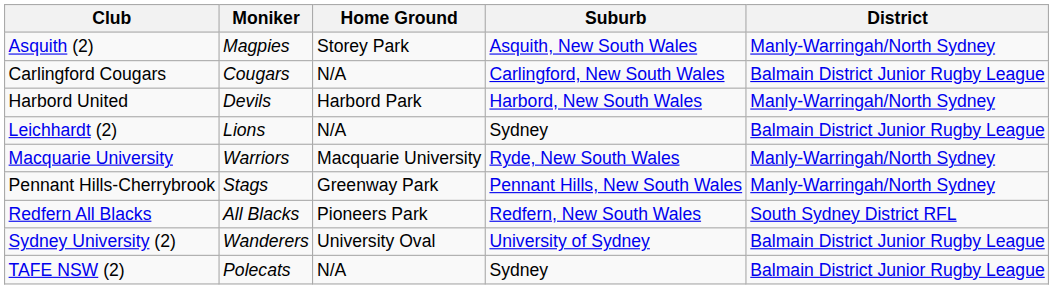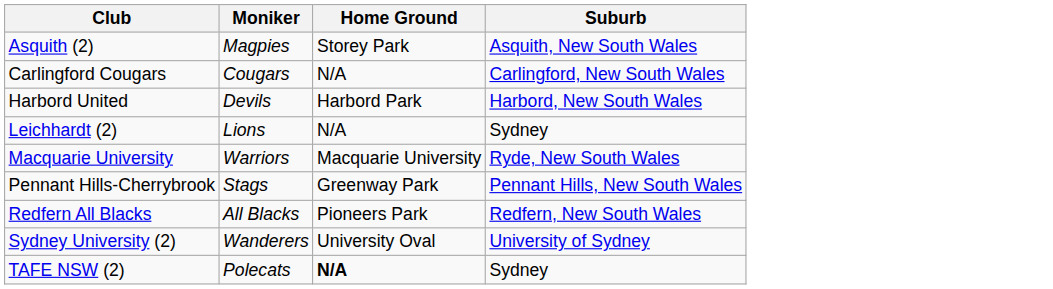- column: (897, 18)
(332, 269) normal -> (332, 269) bold
